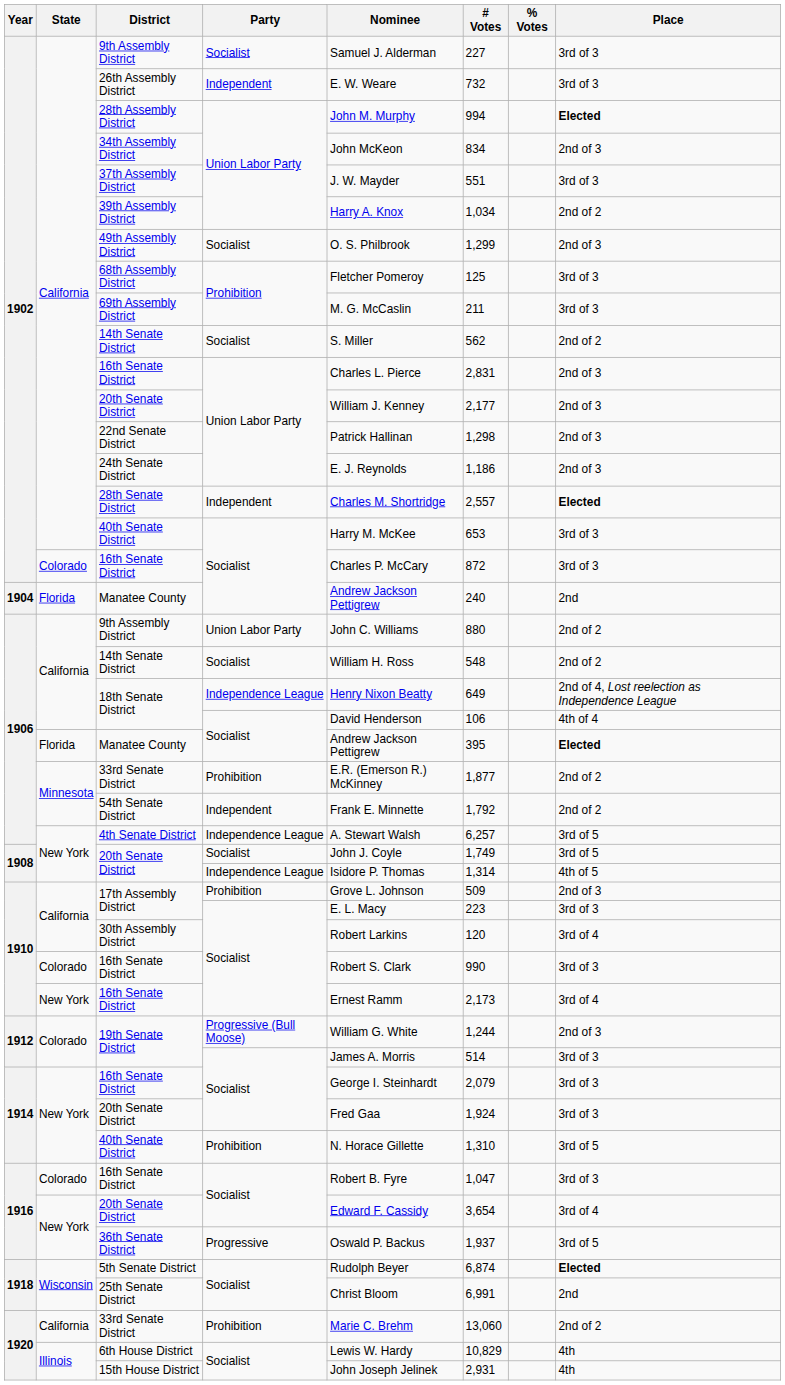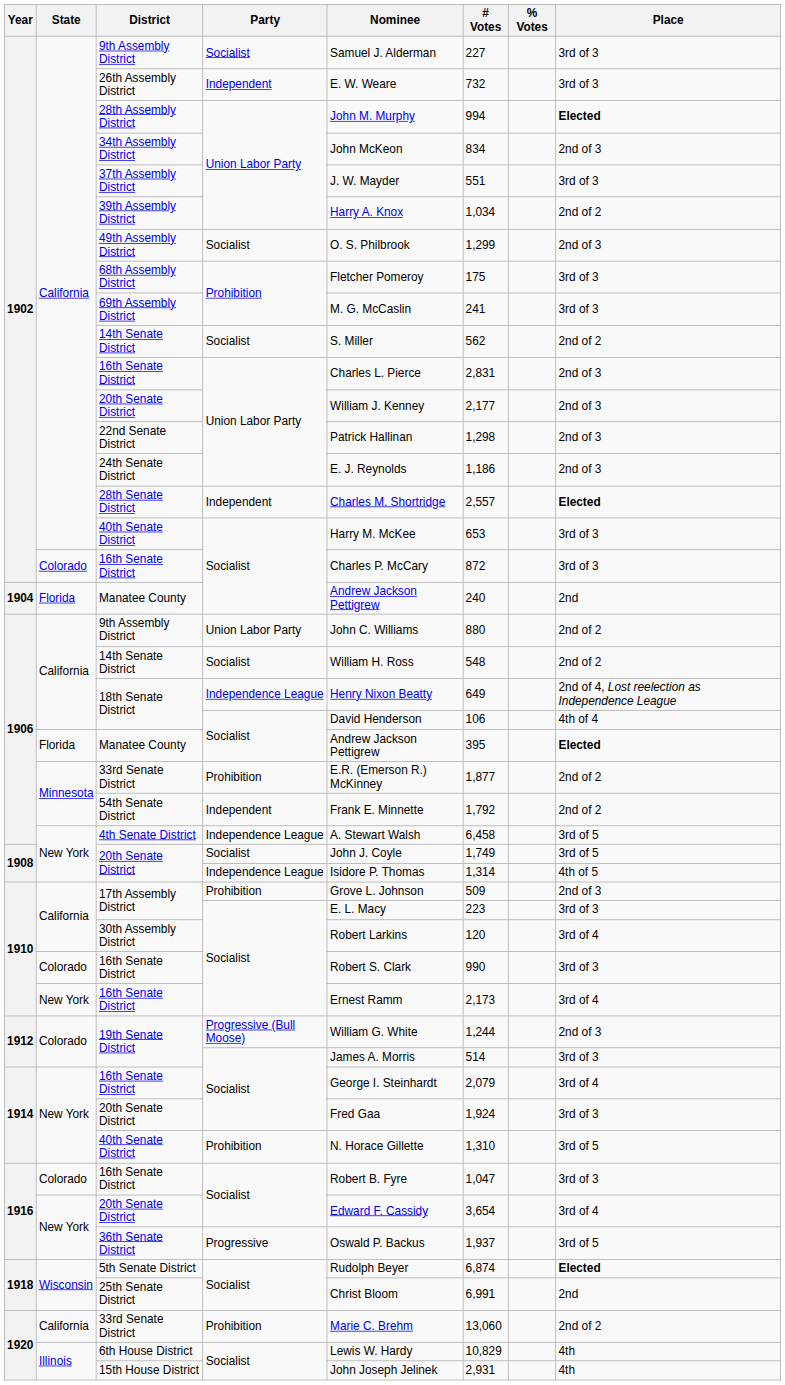(475, 277) 125 -> (475, 277) 175
(475, 309) 211 -> (475, 309) 241
(480, 835) 6,257 -> (480, 835) 6,458
(579, 1082) 3rd of 3 -> (579, 1082) 3rd of 4
